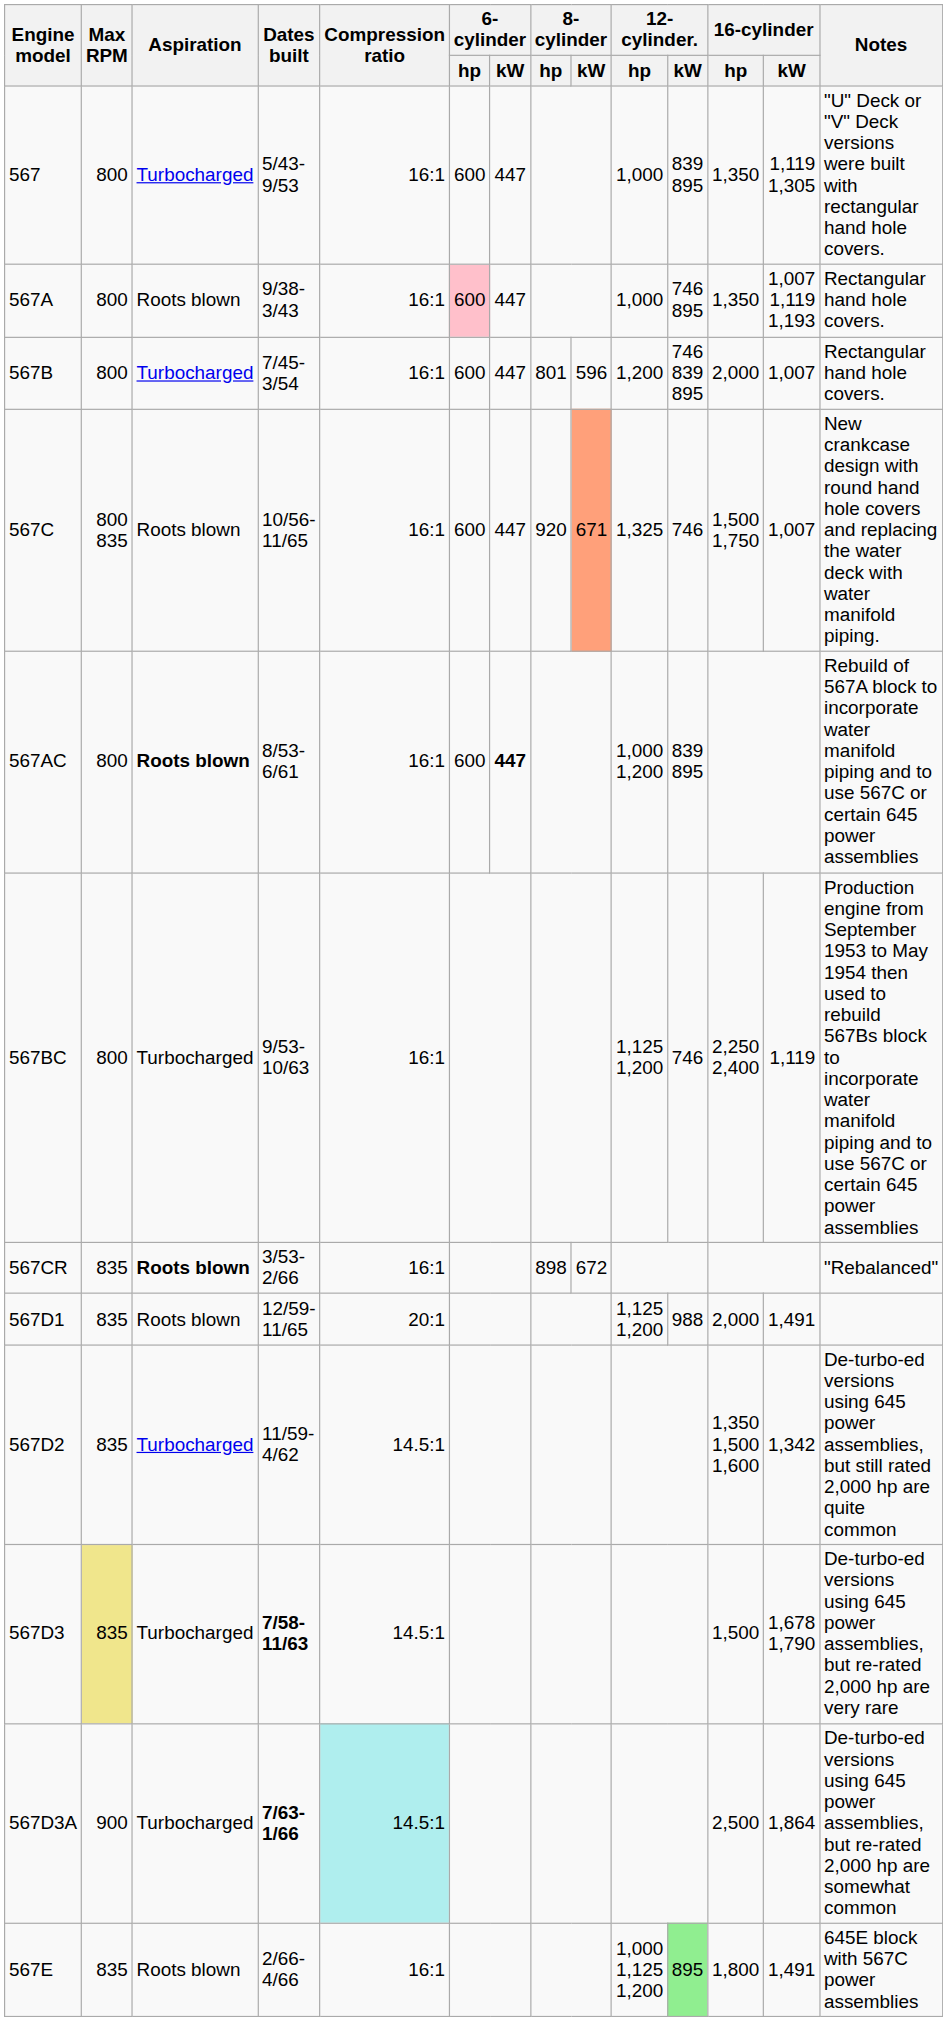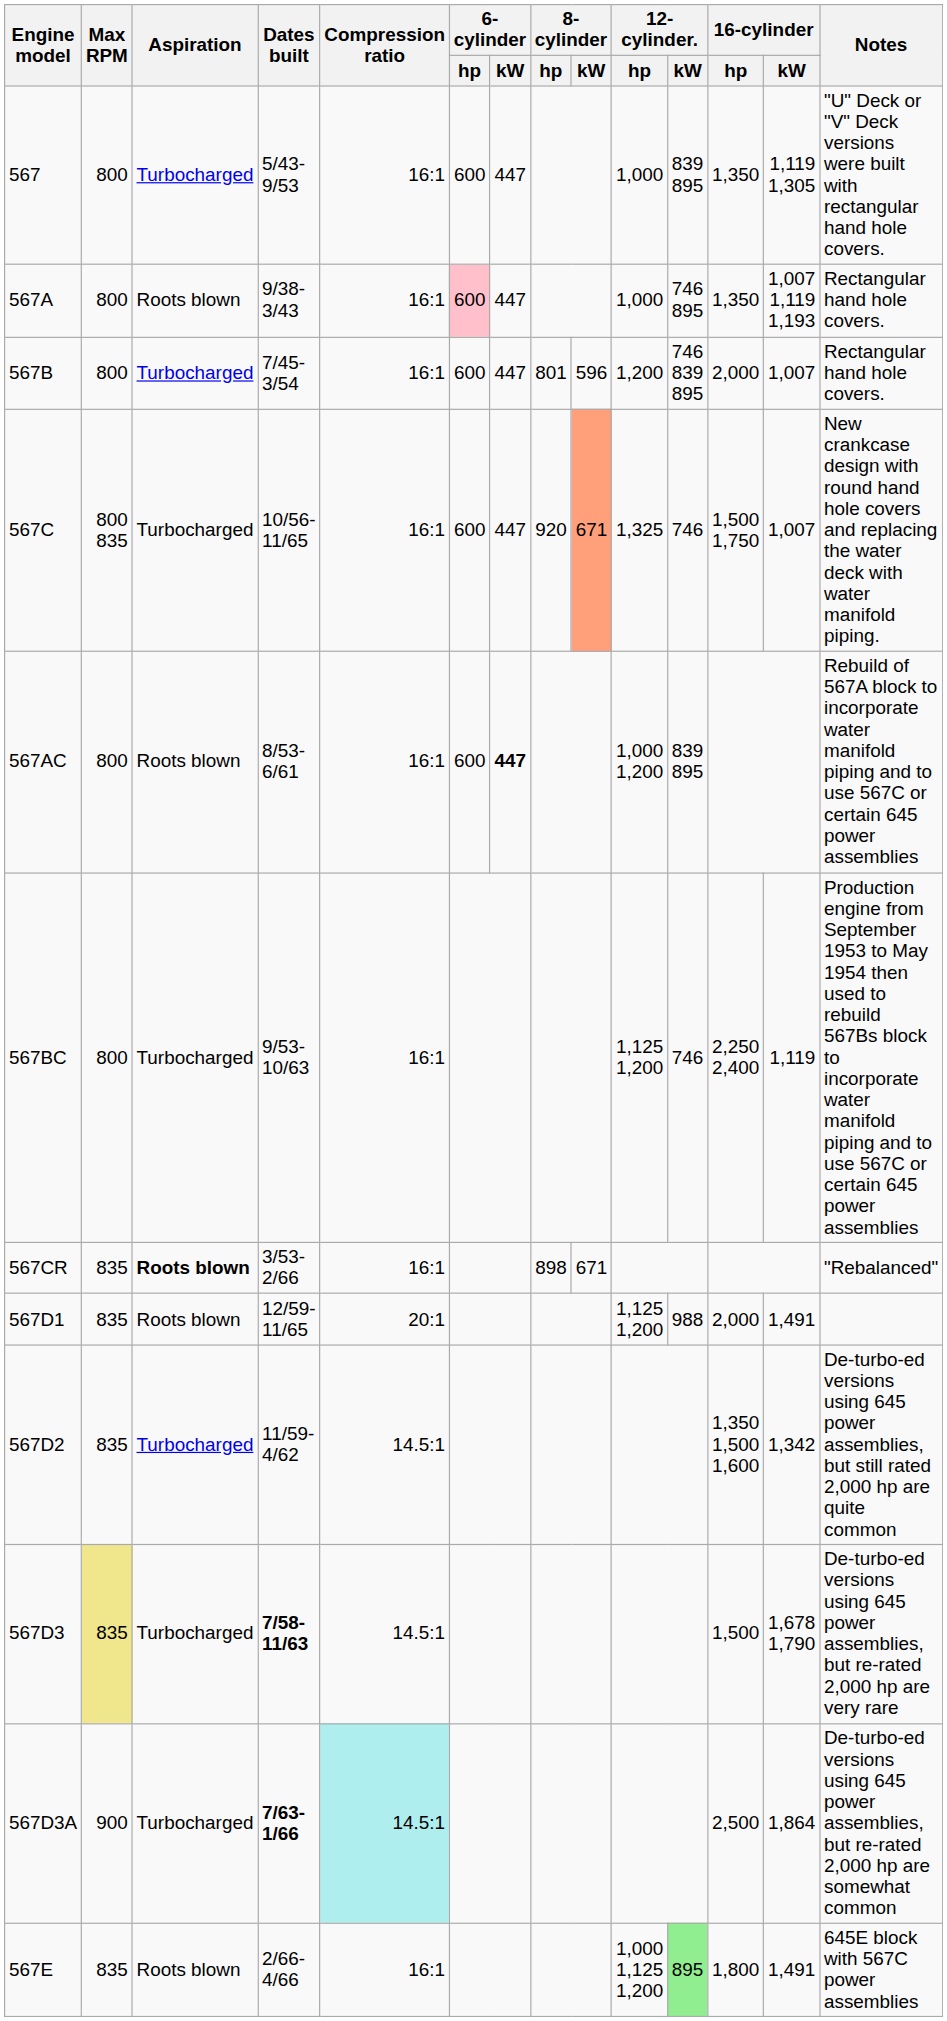(188, 530) Roots blown -> (195, 530) Turbocharged
(193, 761) bold -> (188, 761) normal
(591, 1267) 672 -> (591, 1267) 671
